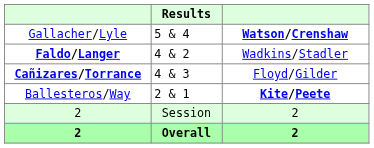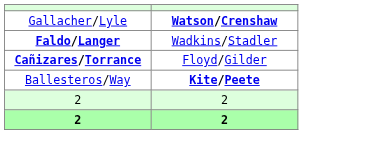- column: (186, 14)
